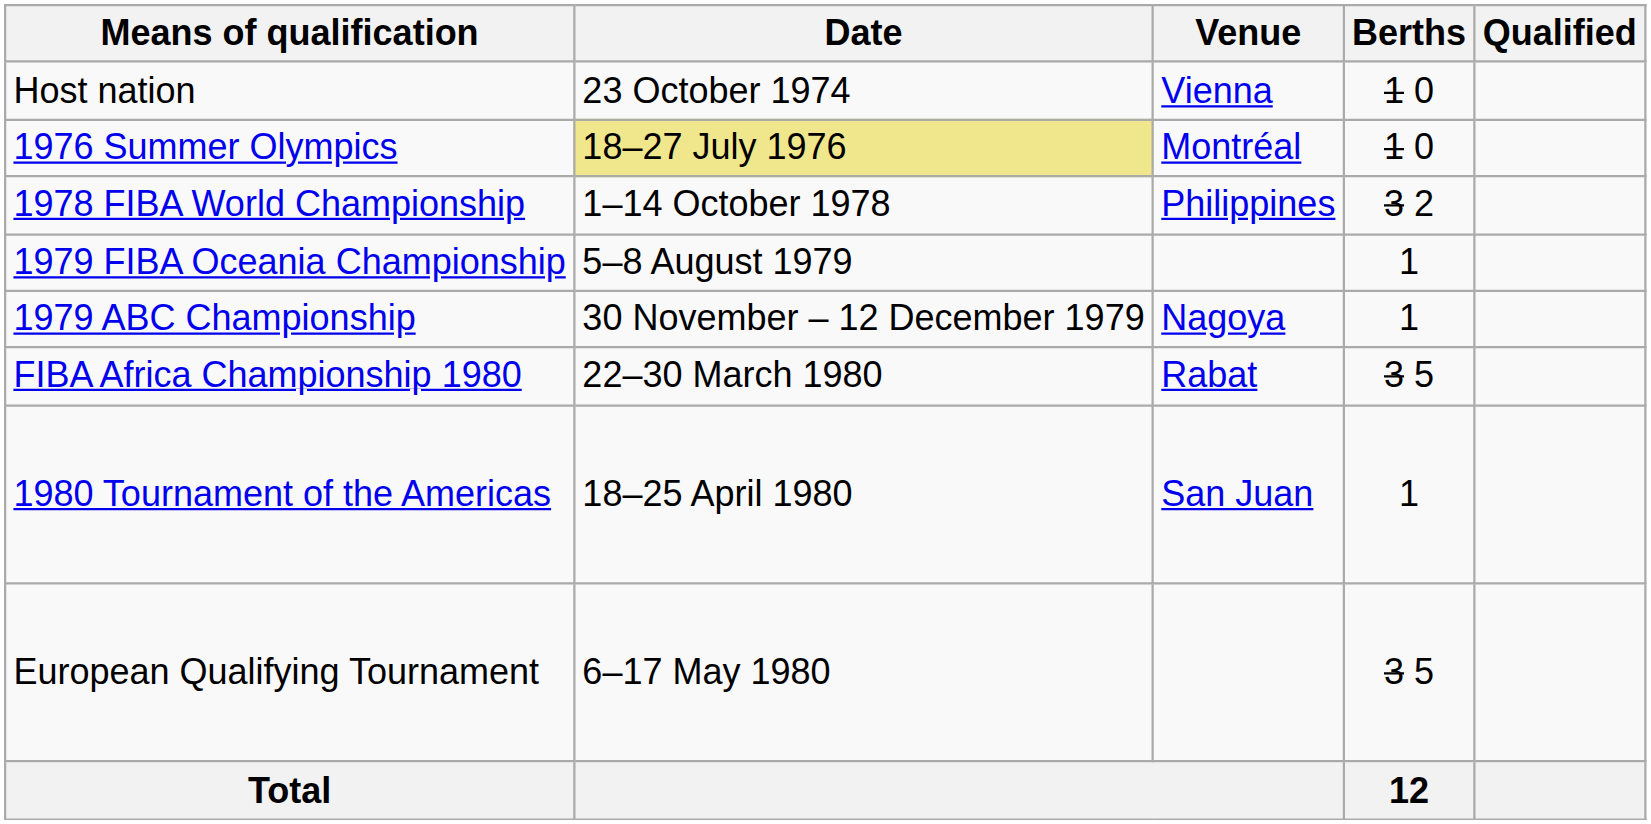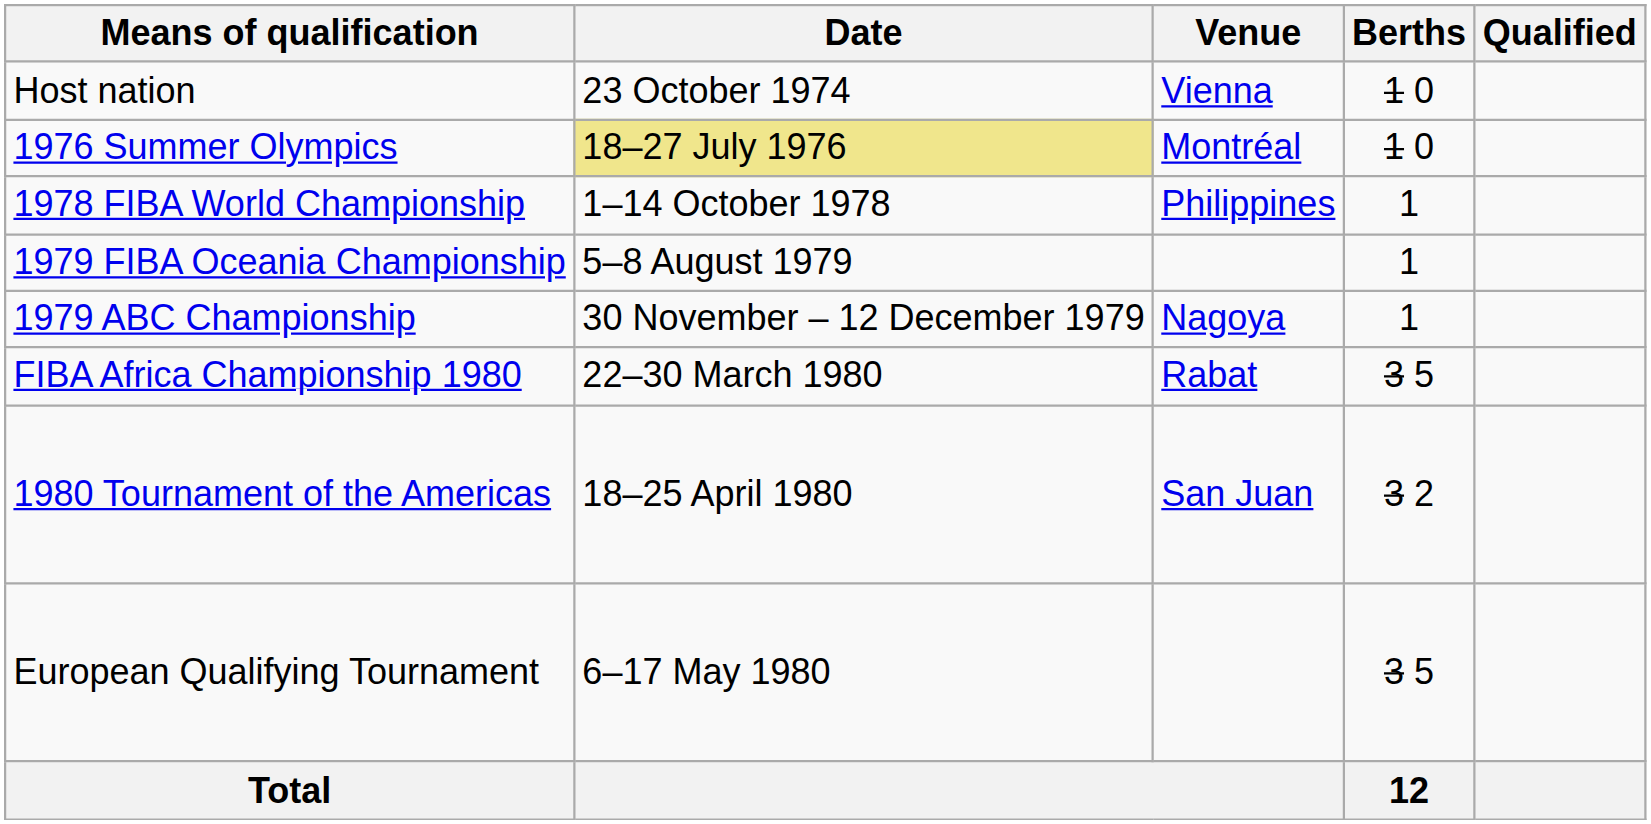(1409, 204) 3 2 -> (1409, 204) 1
(1409, 493) 1 -> (1409, 493) 3 2
